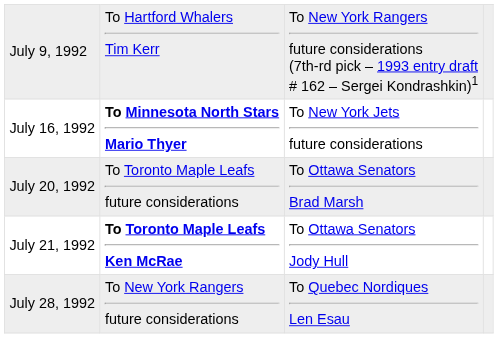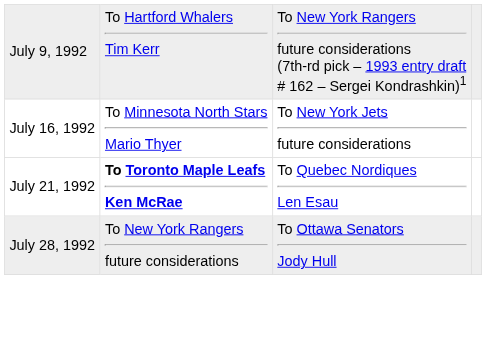(192, 128) bold -> (186, 128) normal
- row: (52, 187)
(384, 245) To Ottawa Senators Jody Hull -> (372, 187) To Quebec Nordiques Len Esau
(384, 304) To Quebec Nordiques Len Esau -> (372, 245) To Ottawa Senators Jody Hull
